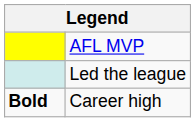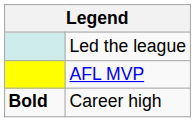rows swapped: (107, 46) <-> (128, 74)
